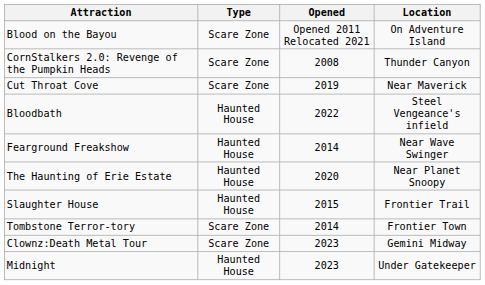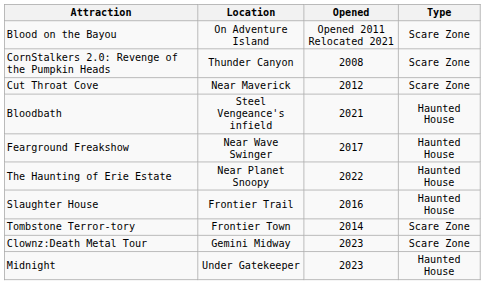columns swapped: (239, 13) <-> (427, 13)
(327, 86) 2019 -> (351, 86) 2012
(327, 114) 2022 -> (351, 114) 2021
(327, 148) 2014 -> (351, 148) 2017
(327, 176) 2020 -> (351, 176) 2022
(327, 204) 2015 -> (351, 204) 2016
